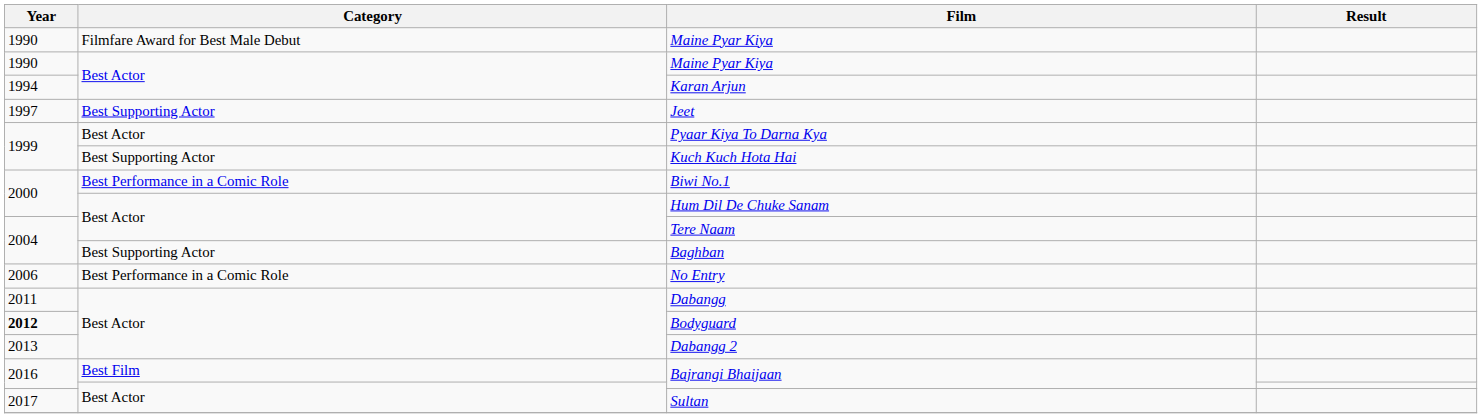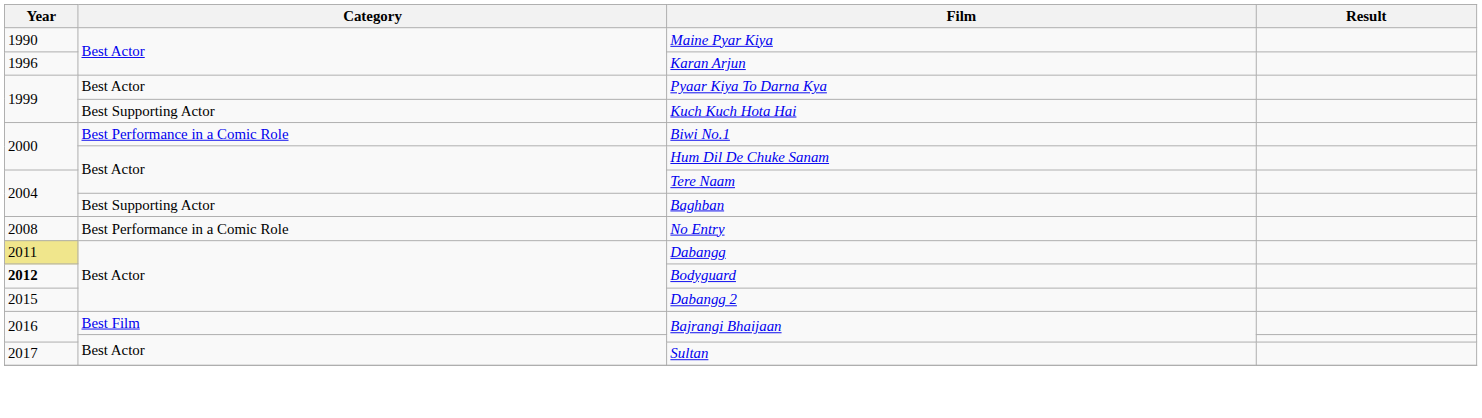- row: (191, 39)
(23, 87) 1994 -> (23, 63) 1996
- row: (148, 110)
(23, 275) 2006 -> (23, 228) 2008
(22, 299) no background -> (22, 252) khaki background
(23, 346) 2013 -> (23, 299) 2015
